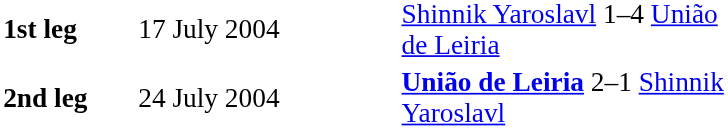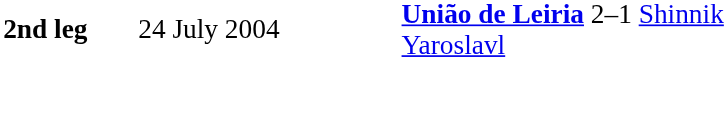- row: (40, 29)
